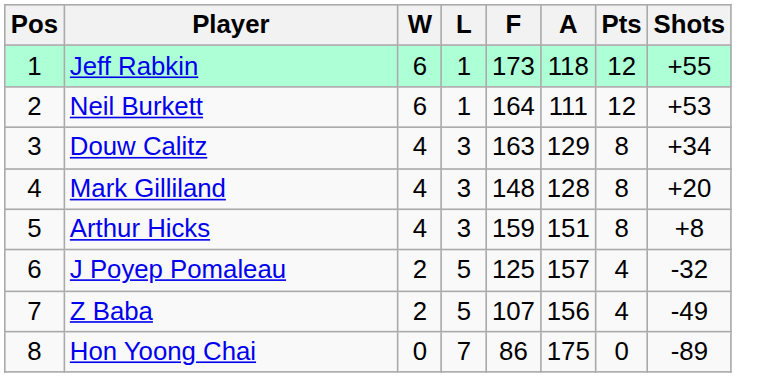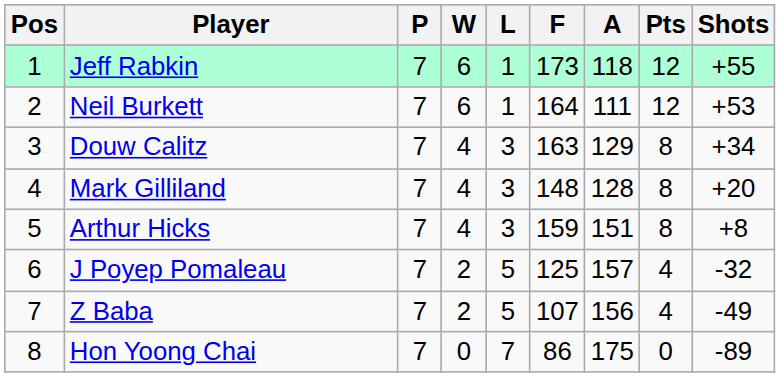+ column: (420, 24)
